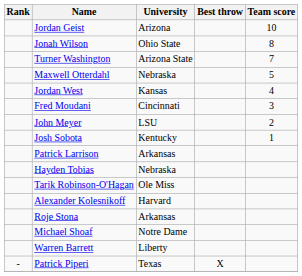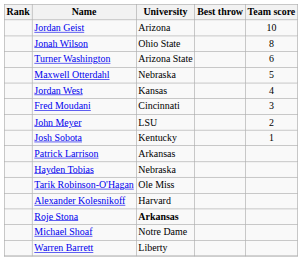(271, 59) 7 -> (271, 59) 6
(157, 216) normal -> (158, 216) bold
- row: (61, 264)
